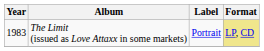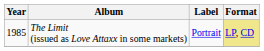(16, 33) 1983 -> (16, 33) 1985
